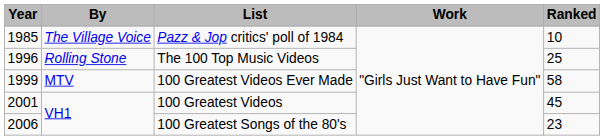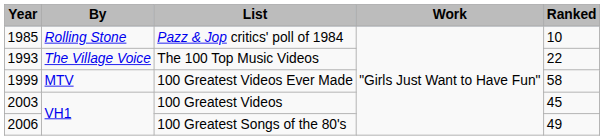(98, 37) The Village Voice -> (85, 37) Rolling Stone
(23, 59) 1996 -> (23, 59) 1993
(85, 59) Rolling Stone -> (98, 59) The Village Voice
(554, 59) 25 -> (554, 59) 22
(23, 102) 2001 -> (23, 102) 2003
(554, 124) 23 -> (554, 124) 49
